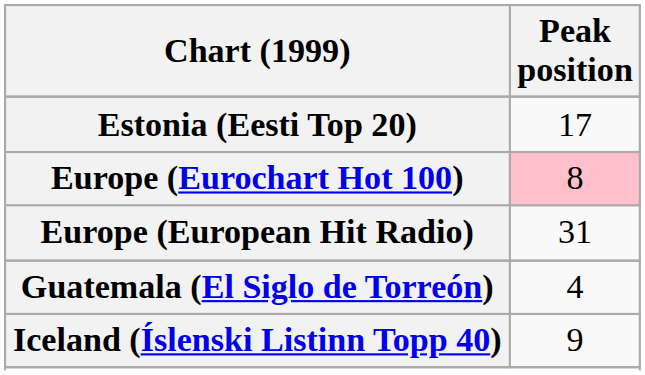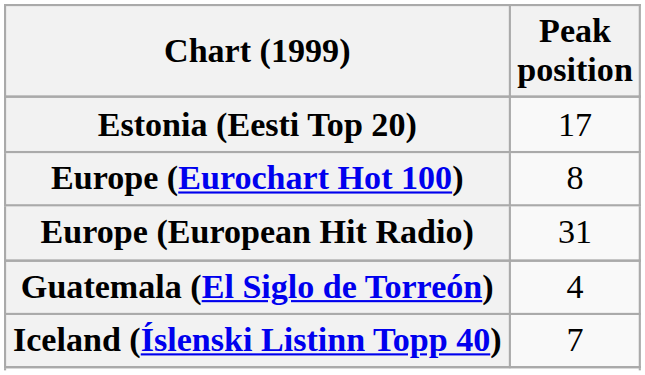(575, 177) pink background -> (575, 177) no background
(575, 340) 9 -> (575, 340) 7
